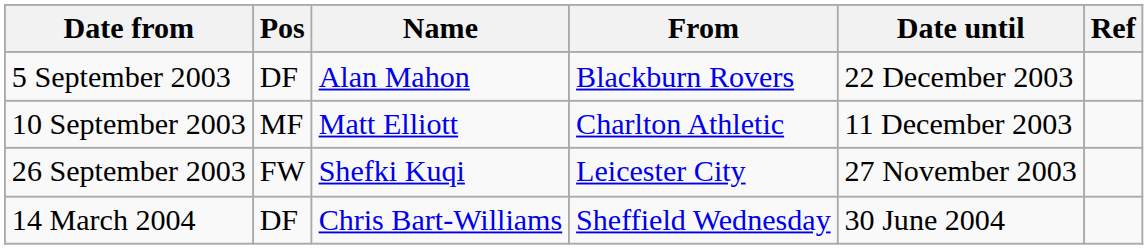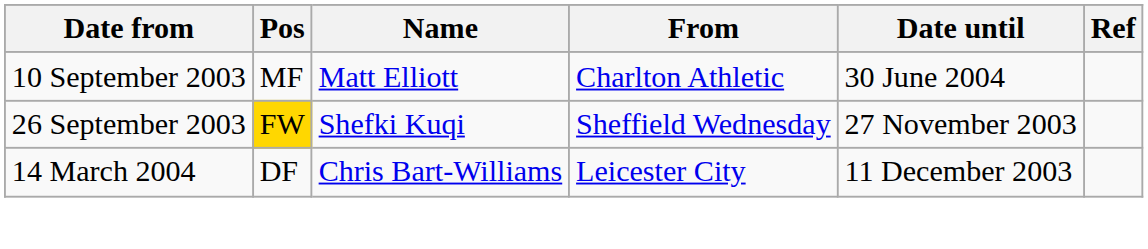- row: (121, 76)
(958, 123) 11 December 2003 -> (925, 76) 30 June 2004
(282, 171) no background -> (282, 123) gold background
(661, 171) Leicester City -> (703, 123) Sheffield Wednesday
(703, 219) Sheffield Wednesday -> (661, 171) Leicester City
(925, 219) 30 June 2004 -> (958, 171) 11 December 2003
